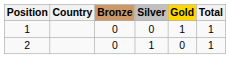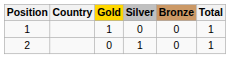columns swapped: (182, 12) <-> (115, 12)
